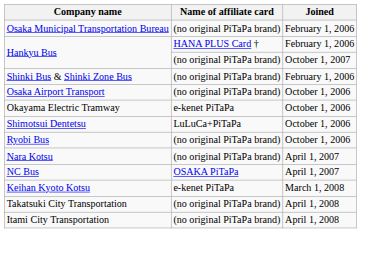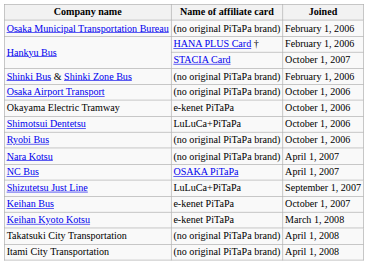(227, 60) (no original PiTaPa brand) -> (202, 60) STACIA Card
+ row: (47, 188)
+ row: (30, 204)
